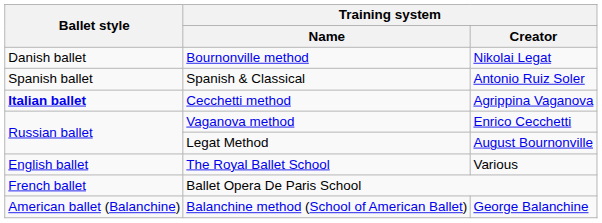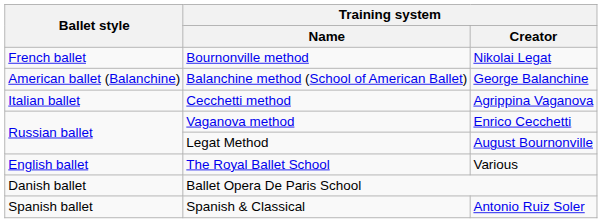(47, 57) Danish ballet -> (47, 57) French ballet
rows swapped: (246, 79) <-> (327, 206)
(47, 100) bold -> (44, 100) normal
(47, 185) French ballet -> (47, 185) Danish ballet
